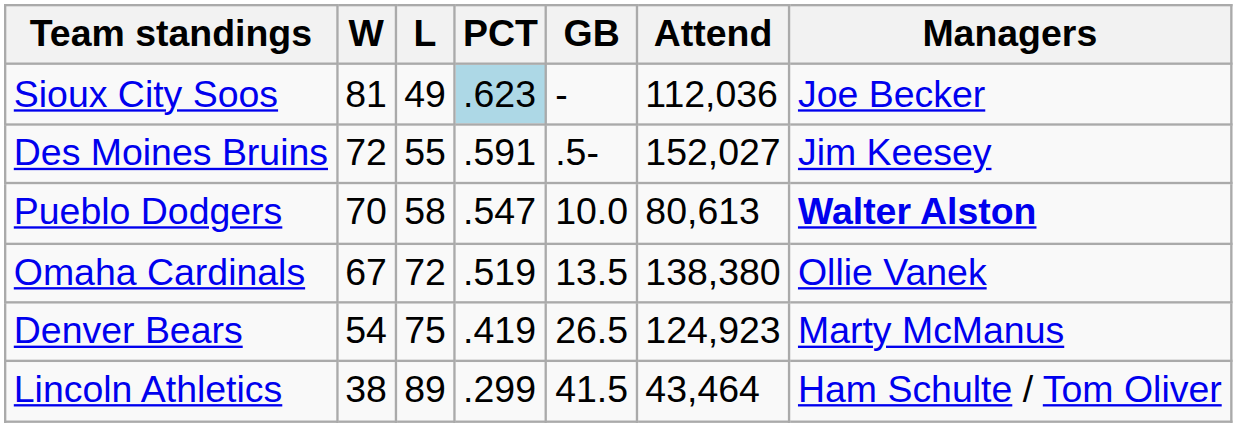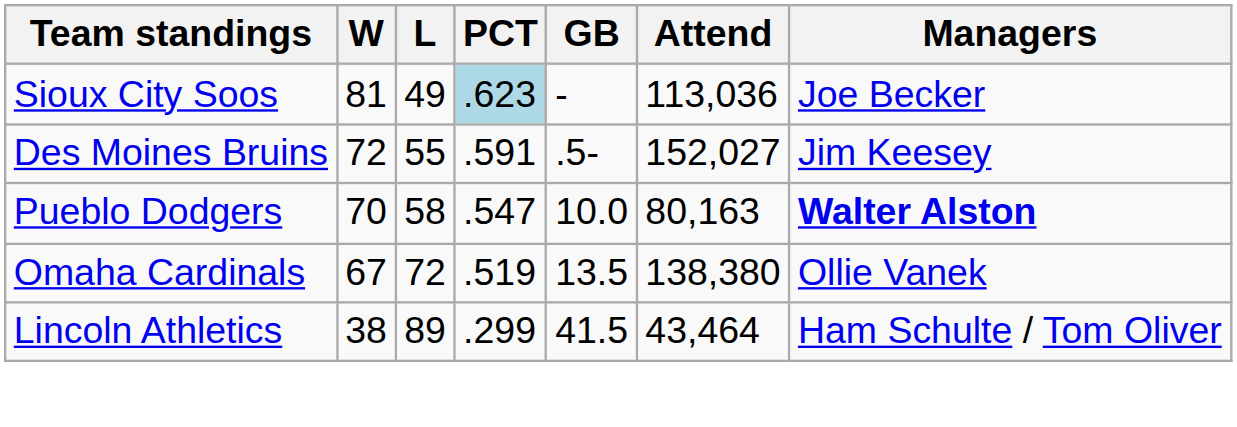(712, 93) 112,036 -> (712, 93) 113,036
(703, 212) 80,613 -> (703, 212) 80,163
- row: (128, 331)
